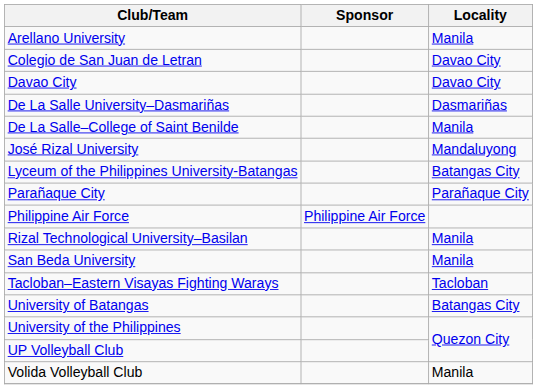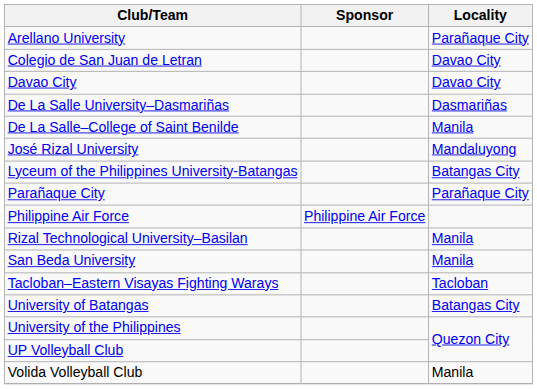(453, 37) Manila -> (480, 37) Parañaque City
